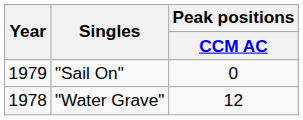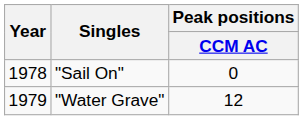(28, 73) 1979 -> (28, 73) 1978
(28, 100) 1978 -> (28, 100) 1979
